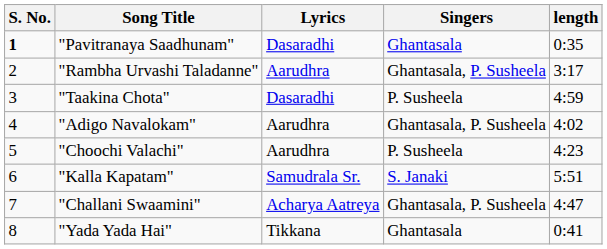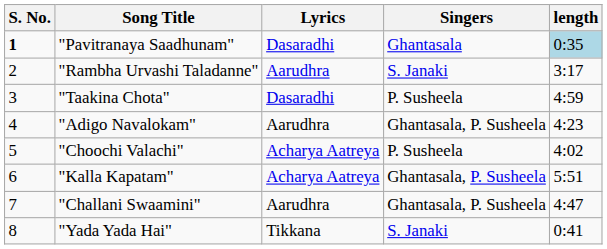(569, 44) no background -> (569, 44) lightblue background
(467, 71) Ghantasala, P. Susheela -> (418, 71) S. Janaki
(569, 124) 4:02 -> (569, 124) 4:23
(298, 151) Aarudhra -> (323, 151) Acharya Aatreya
(569, 151) 4:23 -> (569, 151) 4:02
(313, 177) Samudrala Sr. -> (323, 177) Acharya Aatreya
(418, 177) S. Janaki -> (467, 177) Ghantasala, P. Susheela
(323, 204) Acharya Aatreya -> (298, 204) Aarudhra
(425, 230) Ghantasala -> (418, 230) S. Janaki
